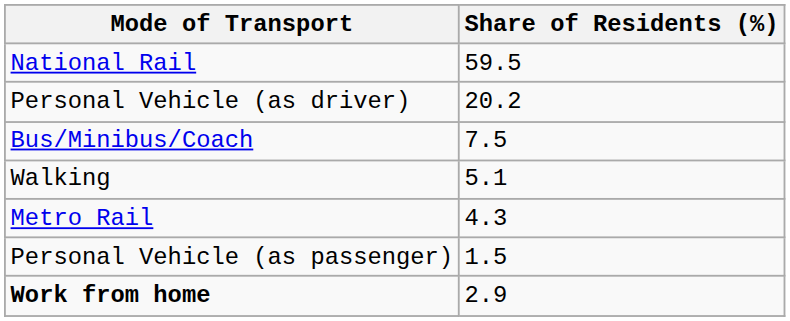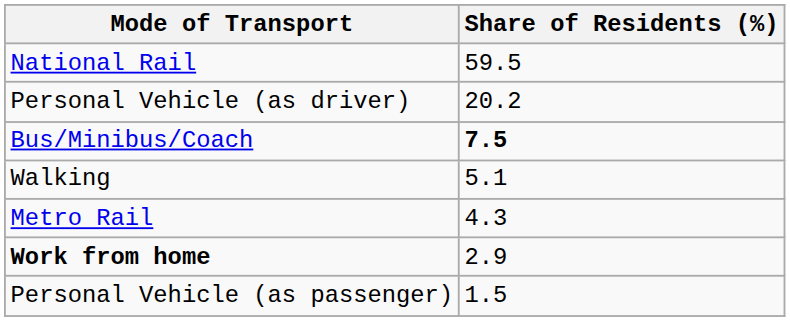(486, 141) normal -> (486, 141) bold
rows swapped: (232, 257) <-> (111, 296)
